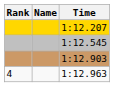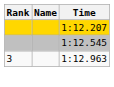- row: (84, 58)
(9, 74) 4 -> (9, 58) 3
